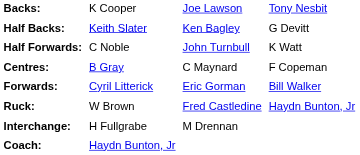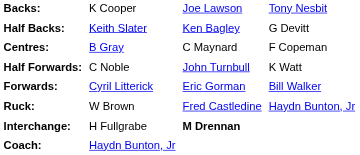rows swapped: (26, 67) <-> (43, 47)
(210, 126) normal -> (212, 126) bold
